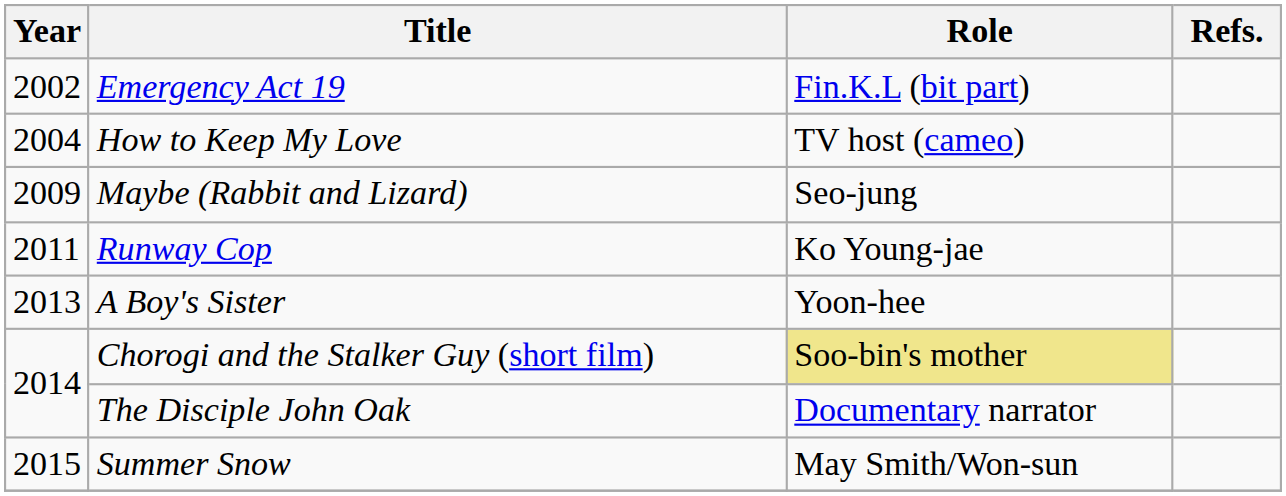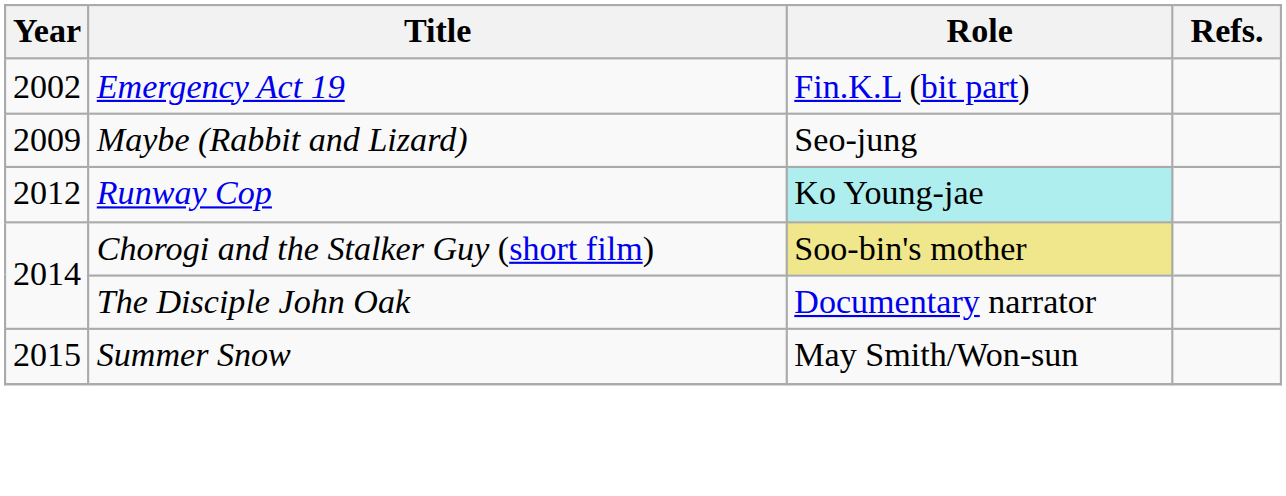- row: (249, 139)
(46, 247) 2011 -> (47, 193) 2012
(889, 247) no background -> (889, 193) paleturquoise background
- row: (191, 301)
